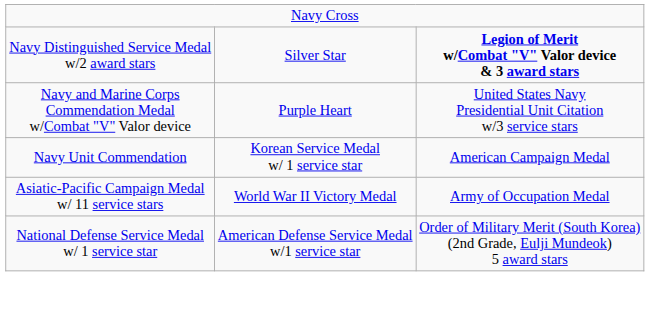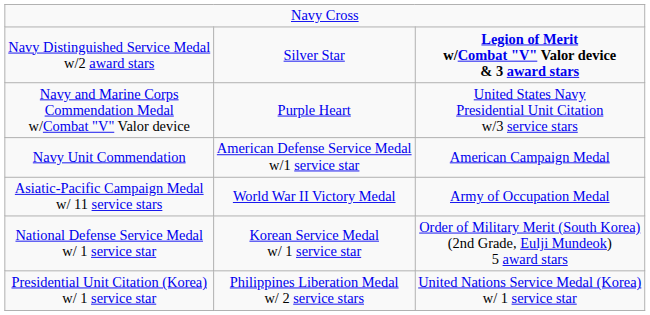(315, 157) Korean Service Medal w/ 1 service star -> (314, 157) American Defense Service Medal w/1 service star
(315, 243) American Defense Service Medal w/1 service star -> (314, 243) Korean Service Medal w/ 1 service star
+ row: (109, 290)
